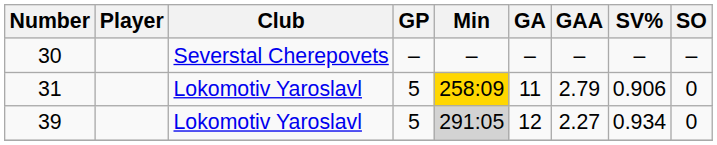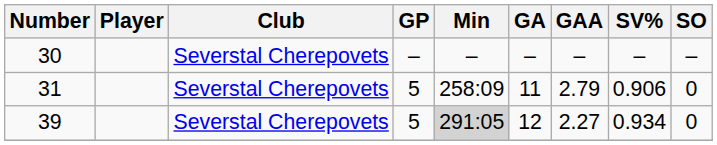(268, 88) Lokomotiv Yaroslavl -> (281, 88) Severstal Cherepovets
(472, 88) gold background -> (472, 88) no background
(268, 122) Lokomotiv Yaroslavl -> (281, 122) Severstal Cherepovets
